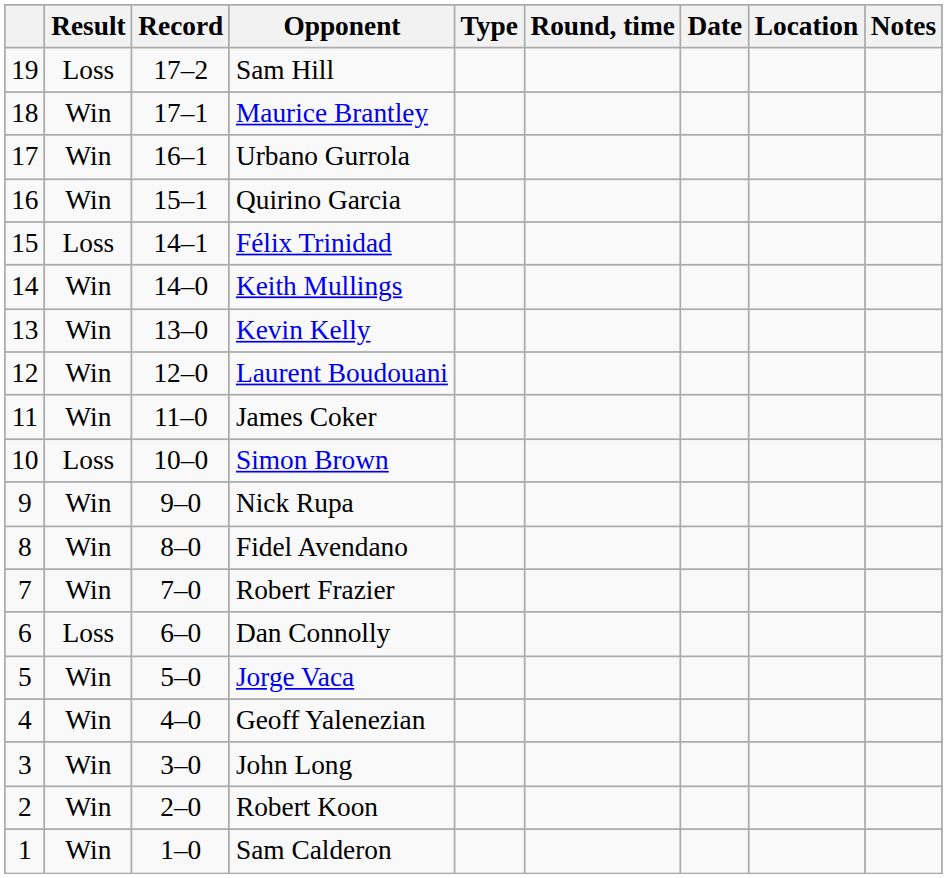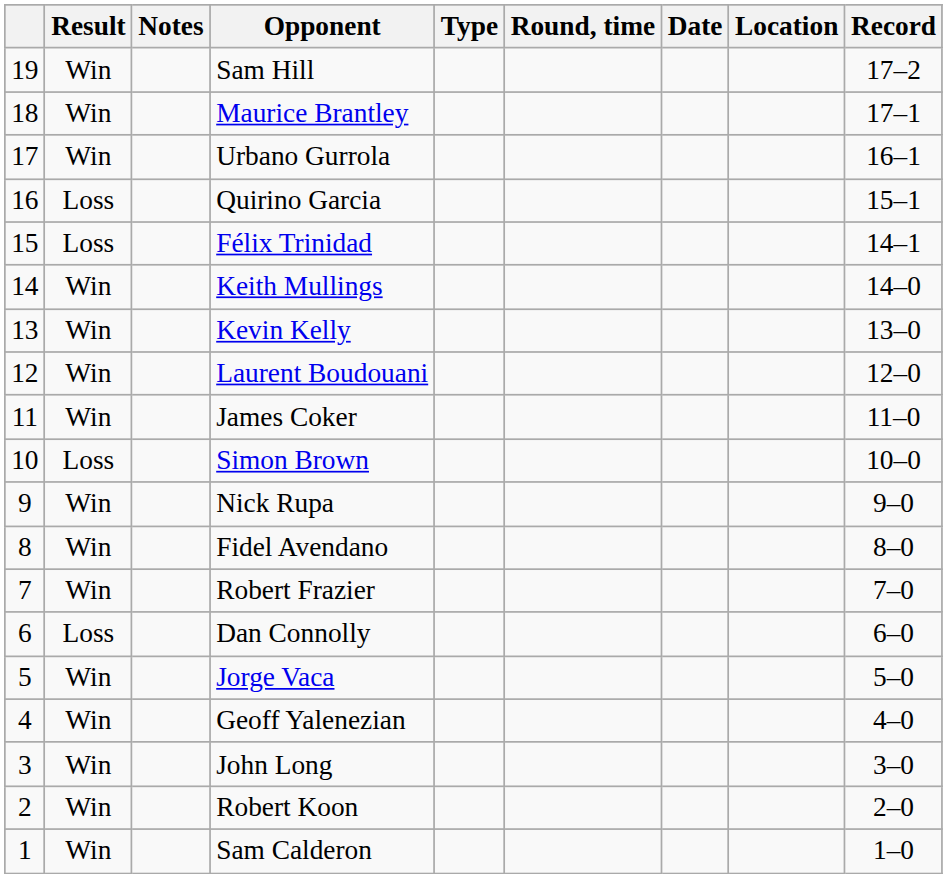columns swapped: (181, 26) <-> (903, 26)
(88, 69) Loss -> (88, 69) Win
(88, 199) Win -> (88, 199) Loss
